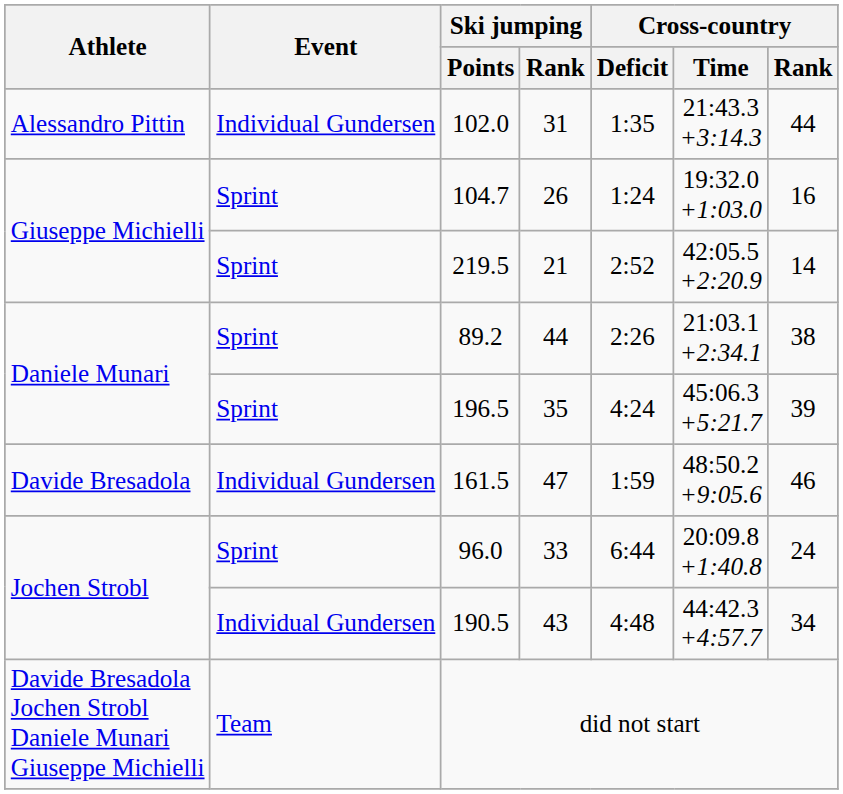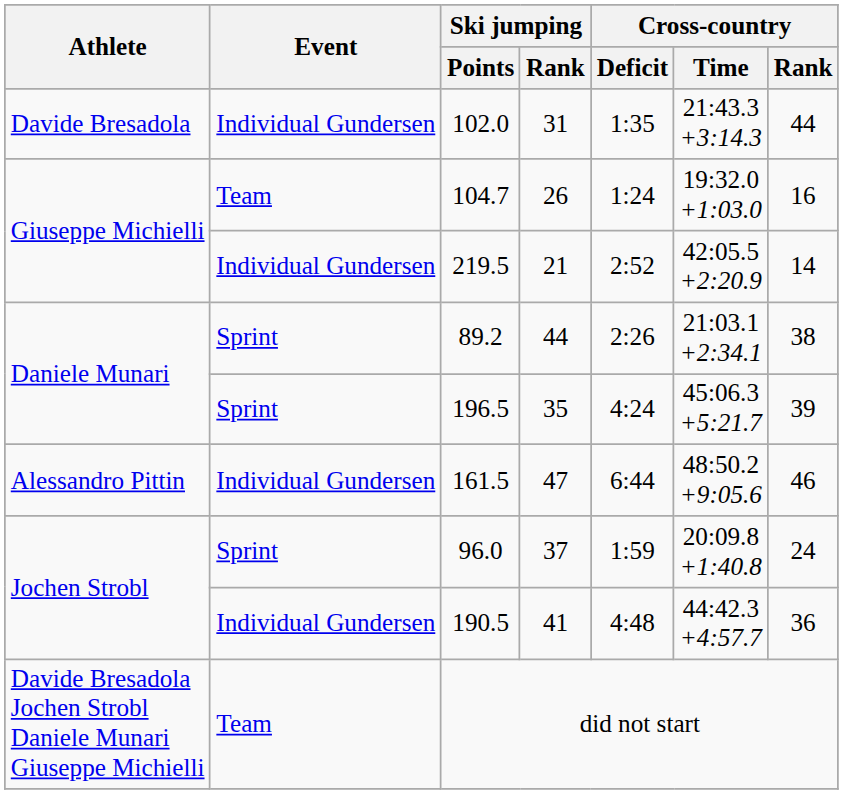(98, 123) Alessandro Pittin -> (101, 123) Davide Bresadola
(247, 194) Sprint -> (244, 194) Team
(247, 266) Sprint -> (326, 266) Individual Gundersen
(101, 480) Davide Bresadola -> (98, 480) Alessandro Pittin
(632, 480) 1:59 -> (632, 480) 6:44
(555, 551) 33 -> (555, 551) 37
(632, 551) 6:44 -> (632, 551) 1:59
(555, 622) 43 -> (555, 622) 41
(803, 622) 34 -> (803, 622) 36
